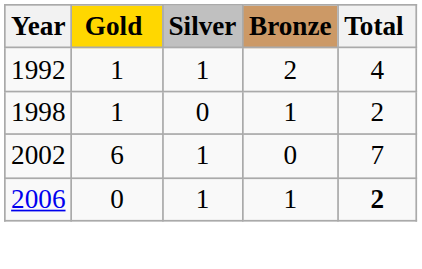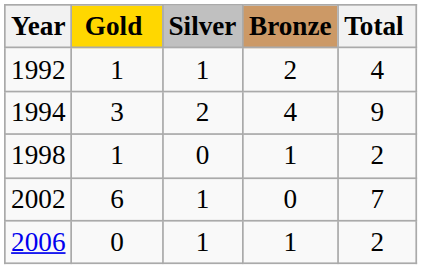+ row: (38, 112)
(377, 198) bold -> (377, 241) normal
